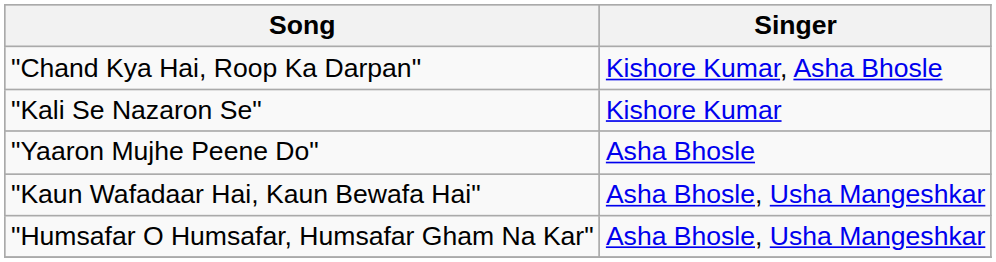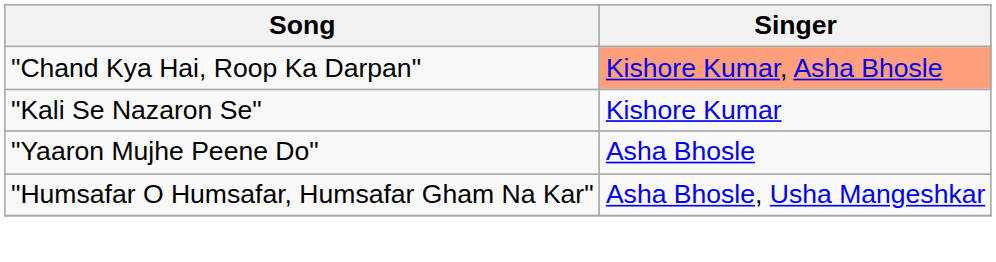(774, 67) no background -> (774, 67) lightsalmon background
- row: (246, 194)
